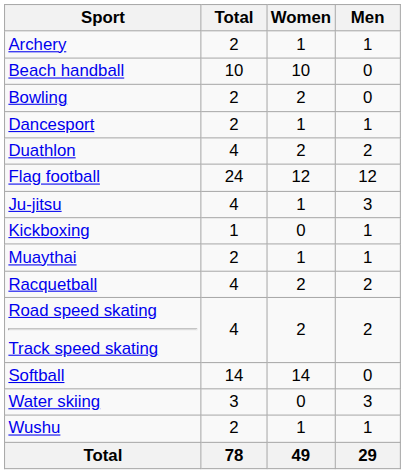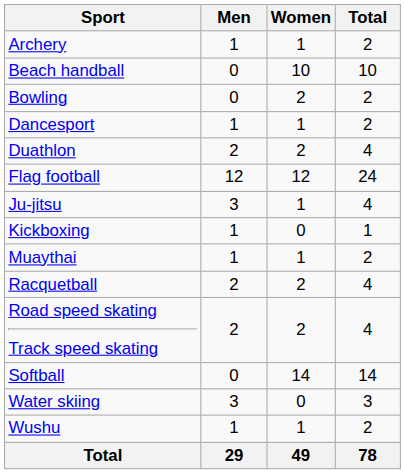columns swapped: (368, 17) <-> (234, 17)
